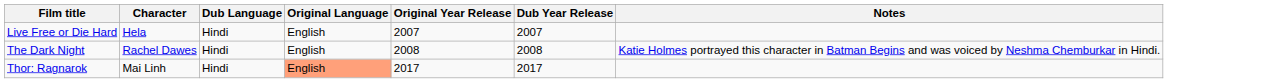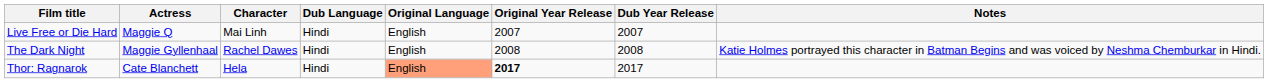+ column: (170, 13)
(134, 31) Hela -> (245, 31) Mai Linh
(144, 68) Mai Linh -> (235, 68) Hela
(407, 68) normal -> (507, 68) bold
